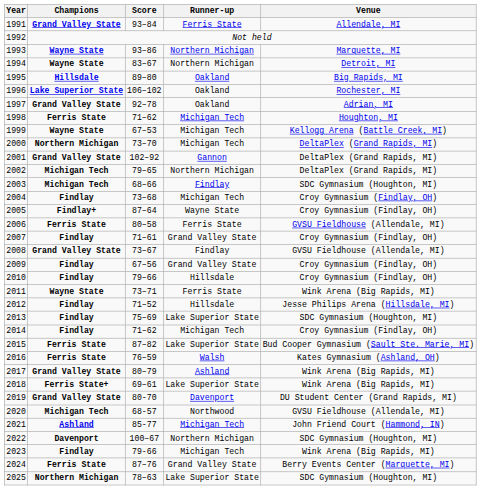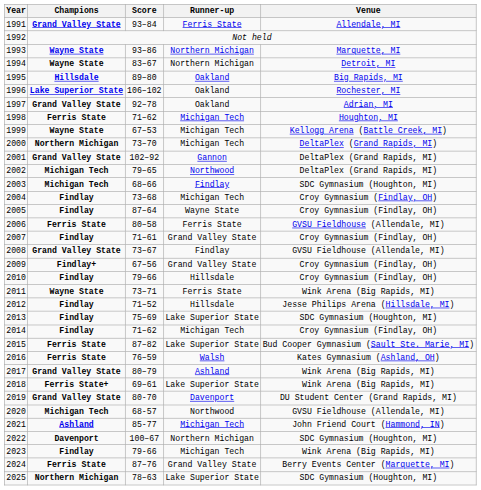(212, 171) Northern Michigan -> (212, 171) Northwood
(77, 211) Findlay+ -> (77, 211) Findlay
(77, 265) Findlay -> (77, 265) Findlay+
